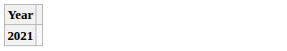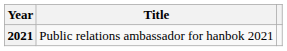+ column: (156, 14)
